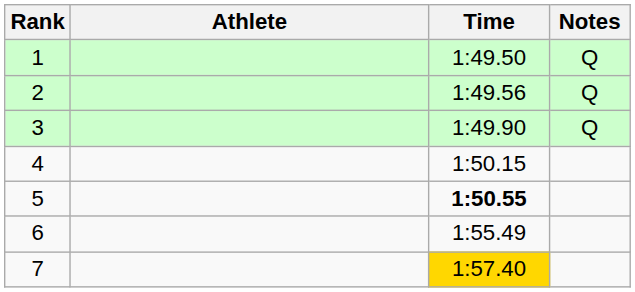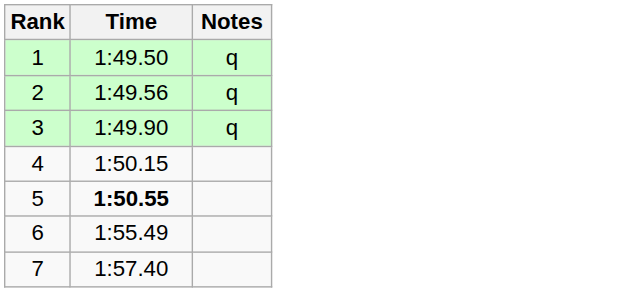- column: (249, 22)
(590, 57) Q -> (232, 57) q
(590, 92) Q -> (232, 92) q
(590, 127) Q -> (232, 127) q
(489, 269) gold background -> (131, 269) no background
